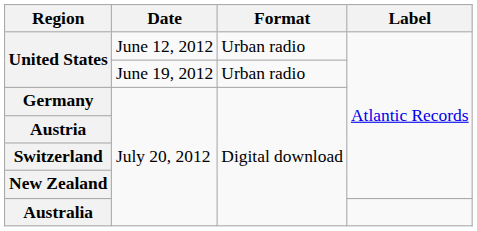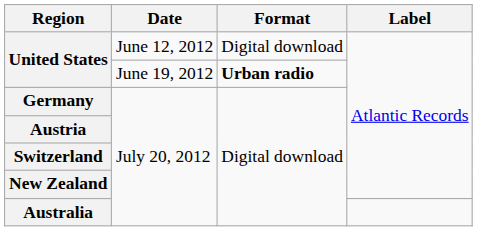(263, 45) Urban radio -> (282, 45) Digital download
(263, 73) normal -> (268, 73) bold
